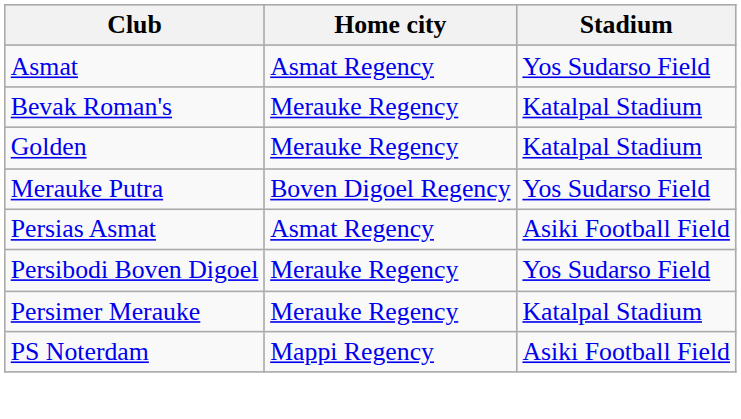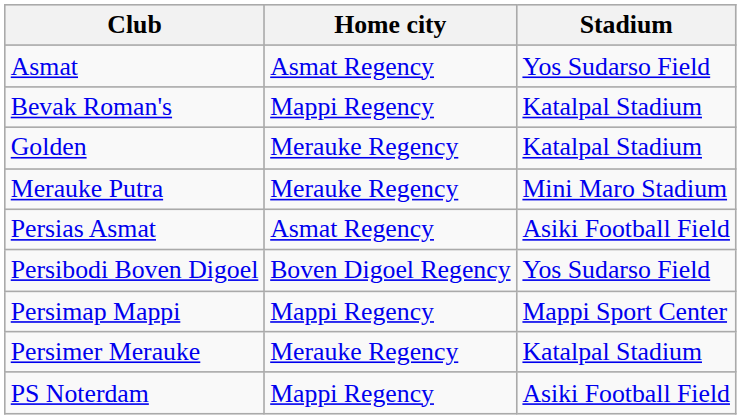(364, 106) Merauke Regency -> (352, 106) Mappi Regency
(390, 188) Boven Digoel Regency -> (364, 188) Merauke Regency
(616, 188) Yos Sudarso Field -> (625, 188) Mini Maro Stadium
(364, 270) Merauke Regency -> (390, 270) Boven Digoel Regency
+ row: (96, 310)
